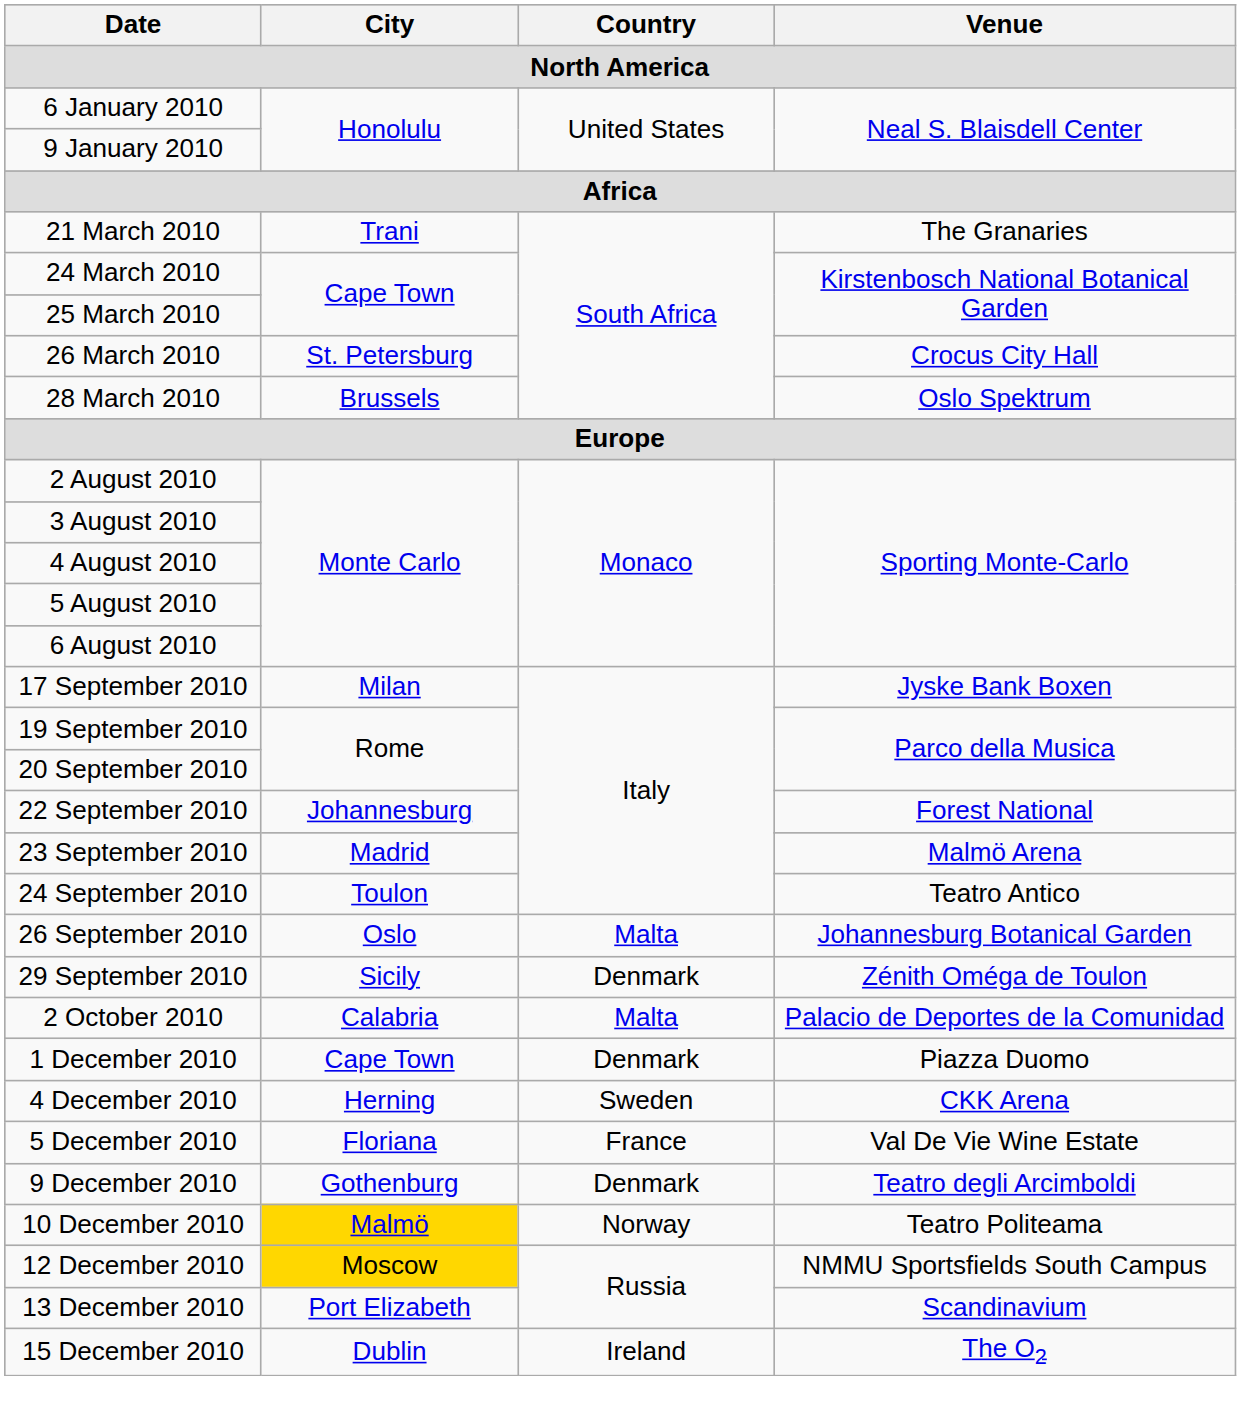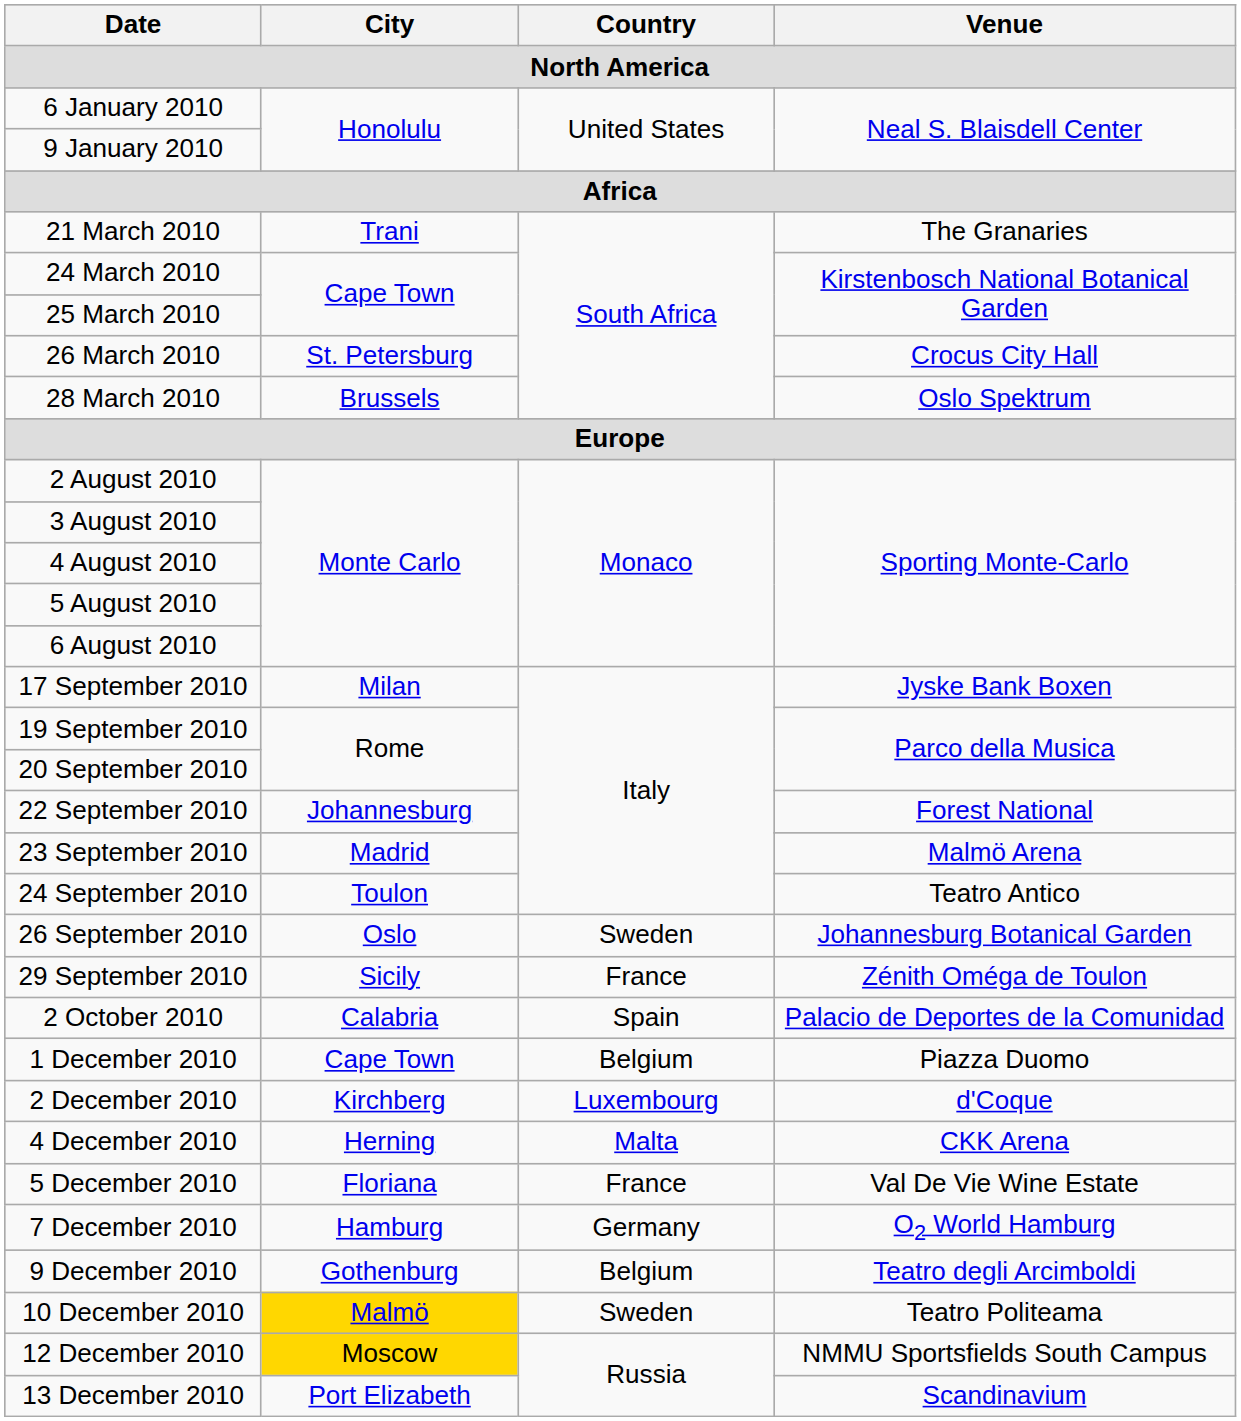(646, 935) Malta -> (646, 935) Sweden
(646, 976) Denmark -> (646, 976) France
(646, 1017) Malta -> (646, 1017) Spain
(646, 1059) Denmark -> (646, 1059) Belgium
+ row: (133, 1100)
(646, 1100) Sweden -> (646, 1141) Malta
+ row: (133, 1227)
(646, 1183) Denmark -> (646, 1271) Belgium
(646, 1224) Norway -> (646, 1312) Sweden
- row: (133, 1351)
